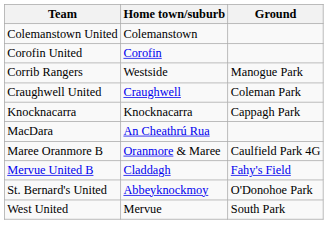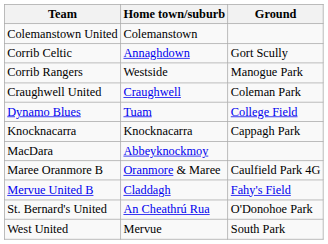- row: (45, 53)
+ row: (40, 53)
+ row: (44, 111)
(167, 131) An Cheathrú Rua -> (166, 151) Abbeyknockmoy
(166, 190) Abbeyknockmoy -> (167, 209) An Cheathrú Rua
